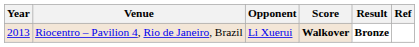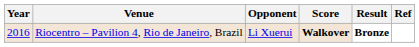(18, 33) 2013 -> (18, 33) 2016
